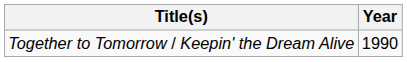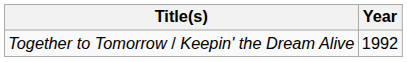(380, 43) 1990 -> (380, 43) 1992
